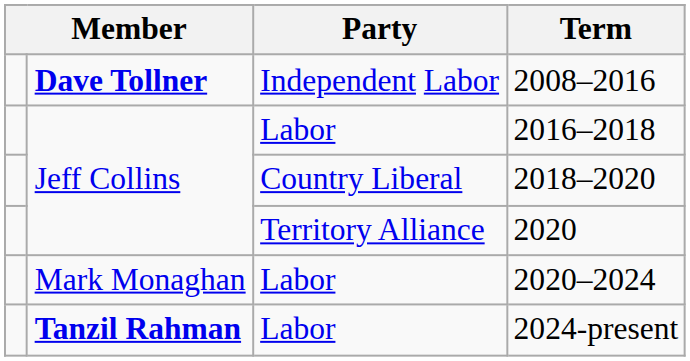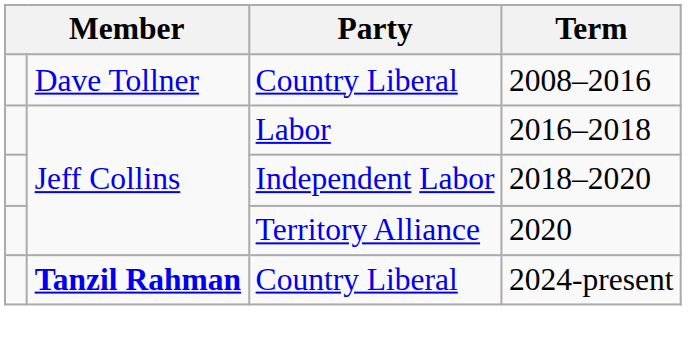(121, 79) bold -> (117, 79) normal
(380, 79) Independent Labor -> (357, 79) Country Liberal
(361, 179) Country Liberal -> (375, 179) Independent Labor
- row: (585, 279)
(298, 329) Labor -> (357, 279) Country Liberal
